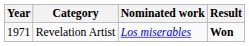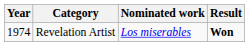(19, 32) 1971 -> (19, 32) 1974
